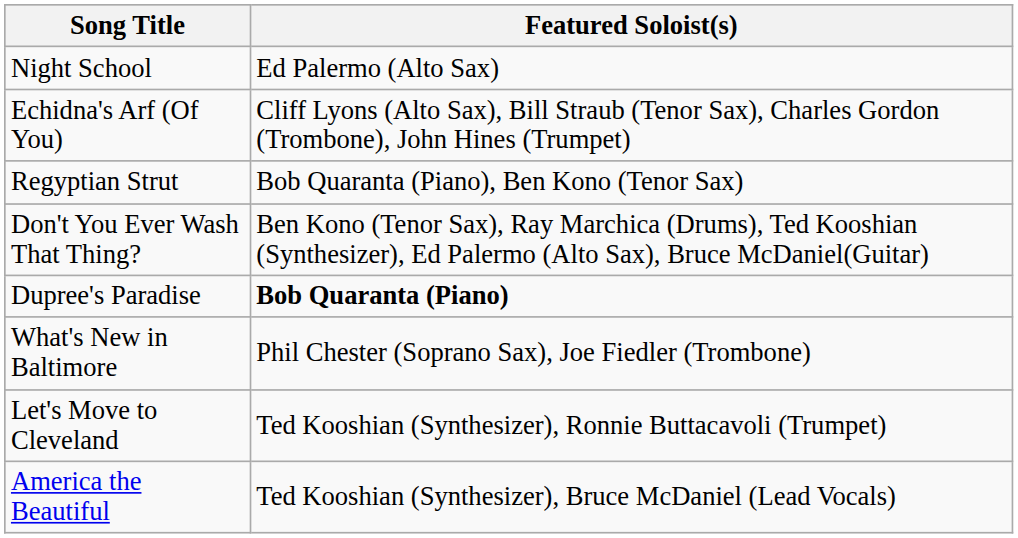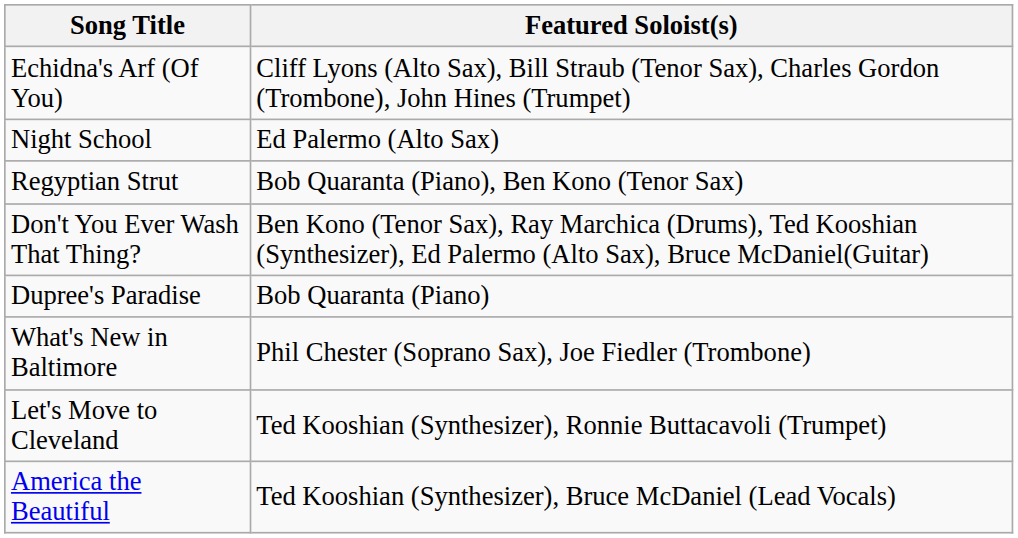rows swapped: (81, 67) <-> (105, 124)
(382, 295) bold -> (373, 295) normal
